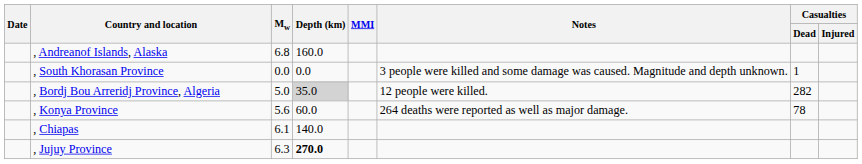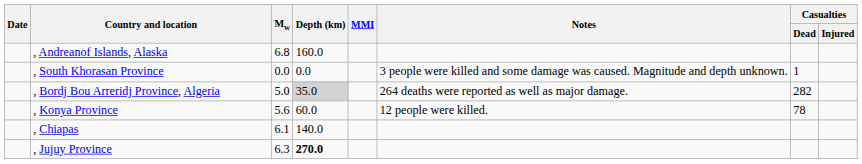(434, 91) 12 people were killed. -> (504, 91) 264 deaths were reported as well as major damage.
(504, 110) 264 deaths were reported as well as major damage. -> (434, 110) 12 people were killed.
